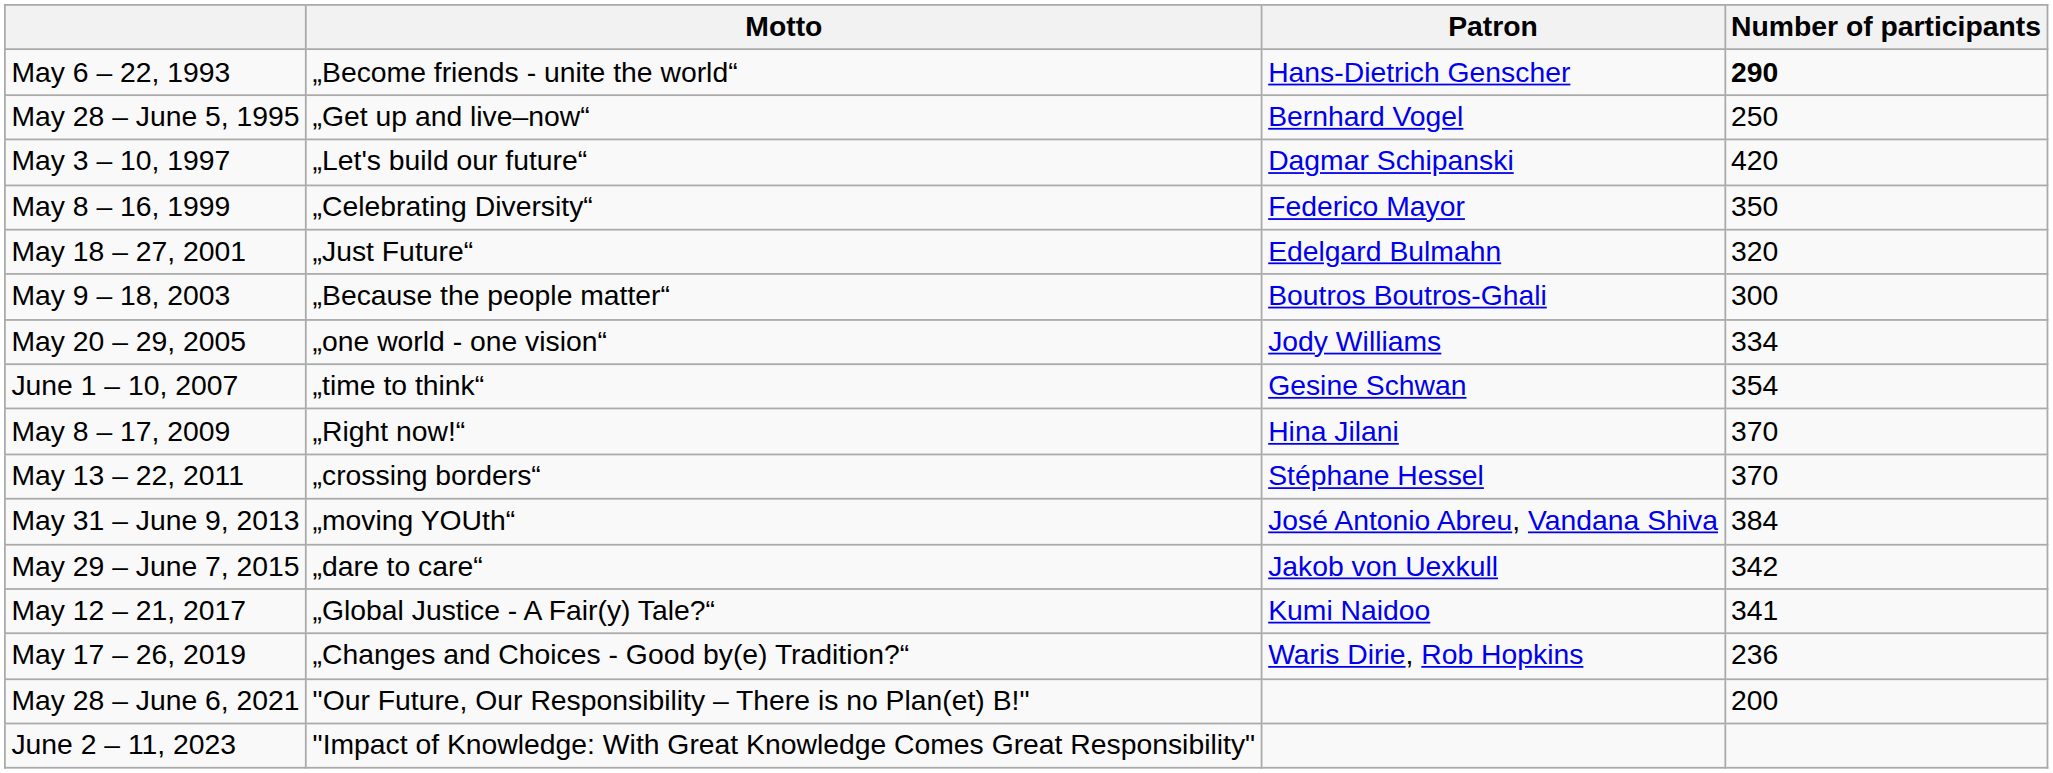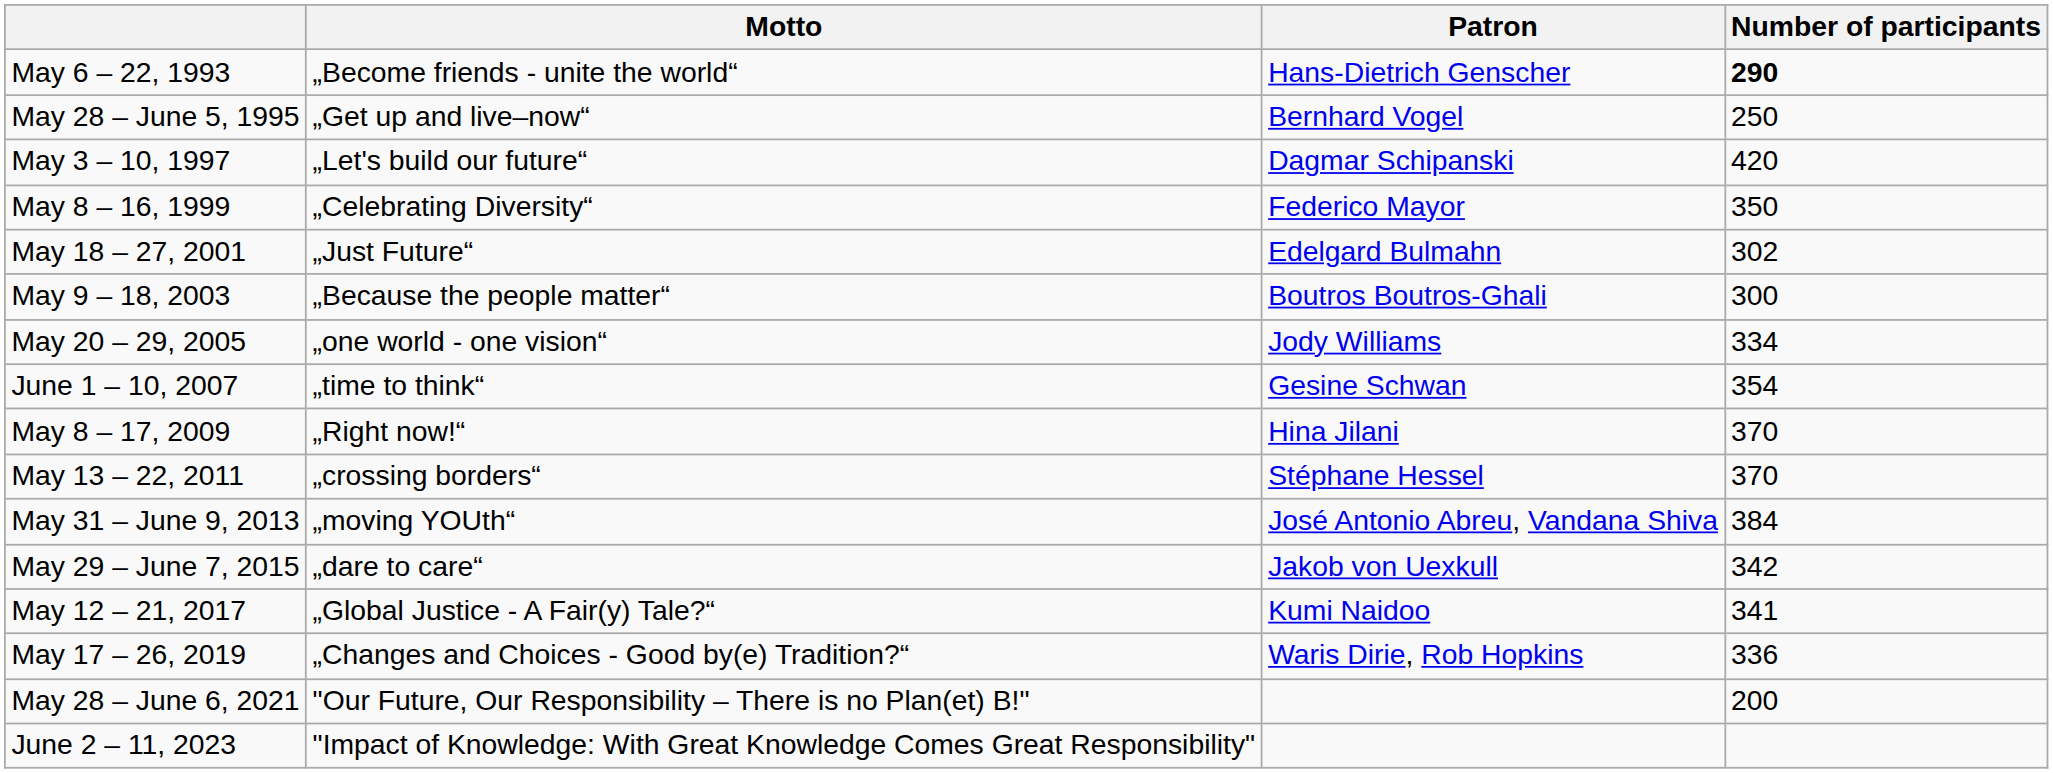(1755, 251) 320 -> (1755, 251) 302
(1755, 655) 236 -> (1755, 655) 336
